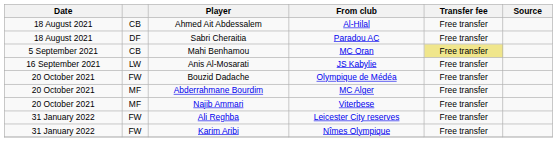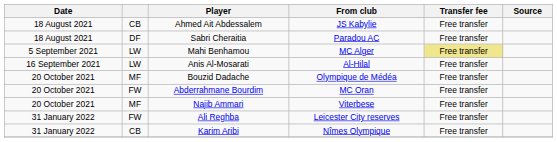(357, 24) Al-Hilal -> (357, 24) JS Kabylie
(135, 50) CB -> (135, 50) LW
(357, 50) MC Oran -> (357, 50) MC Alger
(357, 64) JS Kabylie -> (357, 64) Al-Hilal
(135, 77) FW -> (135, 77) MF
(135, 90) MF -> (135, 90) FW
(357, 90) MC Alger -> (357, 90) MC Oran
(135, 130) FW -> (135, 130) CB
